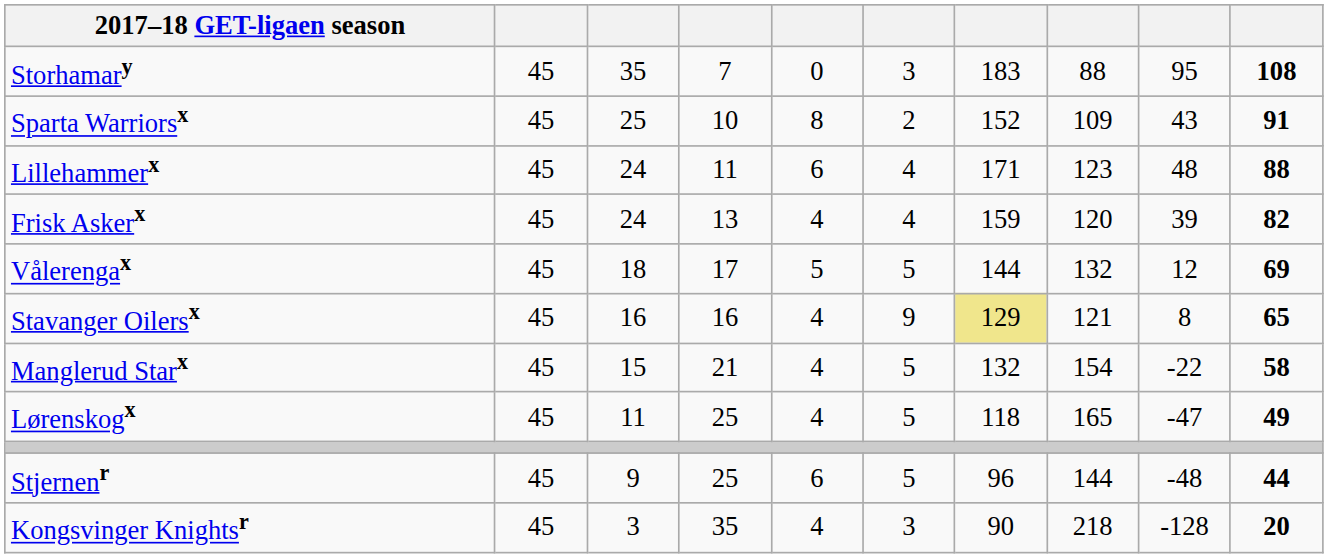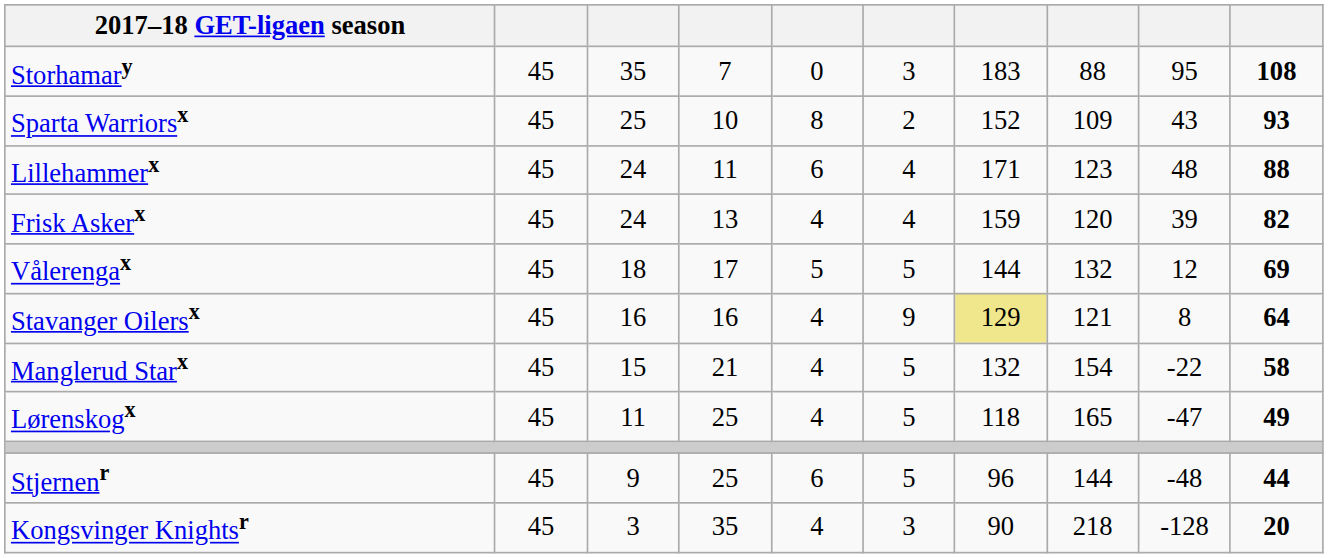(1276, 120) 91 -> (1276, 120) 93
(1276, 317) 65 -> (1276, 317) 64
